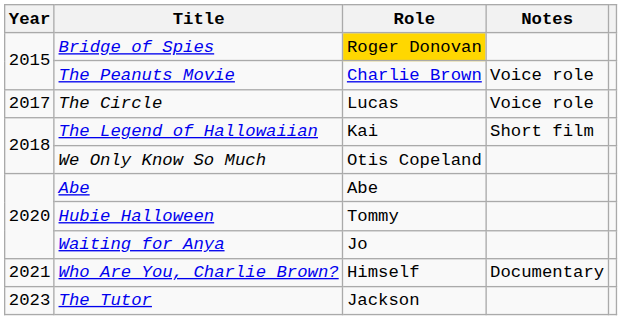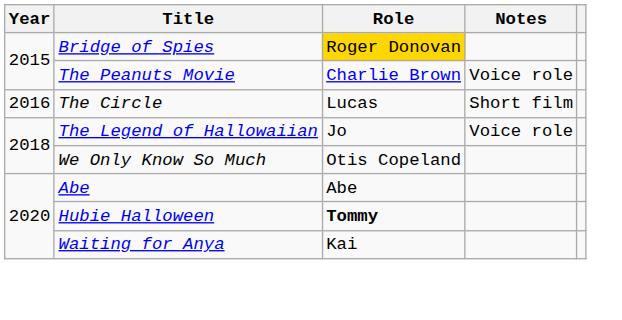(30, 103) 2017 -> (30, 103) 2016
(542, 103) Voice role -> (521, 103) Short film
(362, 131) Kai -> (337, 131) Jo
(542, 131) Short film -> (521, 131) Voice role
(373, 216) normal -> (352, 216) bold
(357, 244) Jo -> (342, 244) Kai
- row: (199, 272)
- row: (105, 301)
